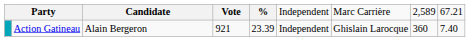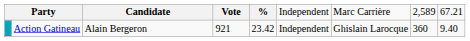(263, 28) 23.39 -> (263, 28) 23.42
(449, 28) 7.40 -> (449, 28) 9.40
